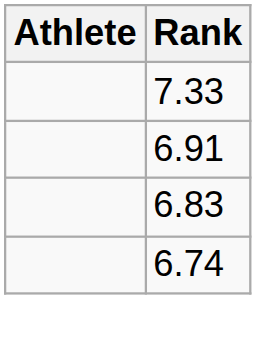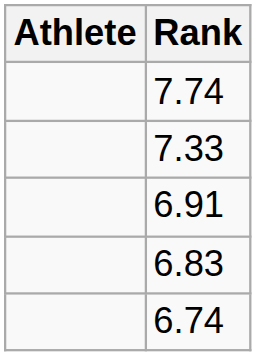+ row: (189, 90)
